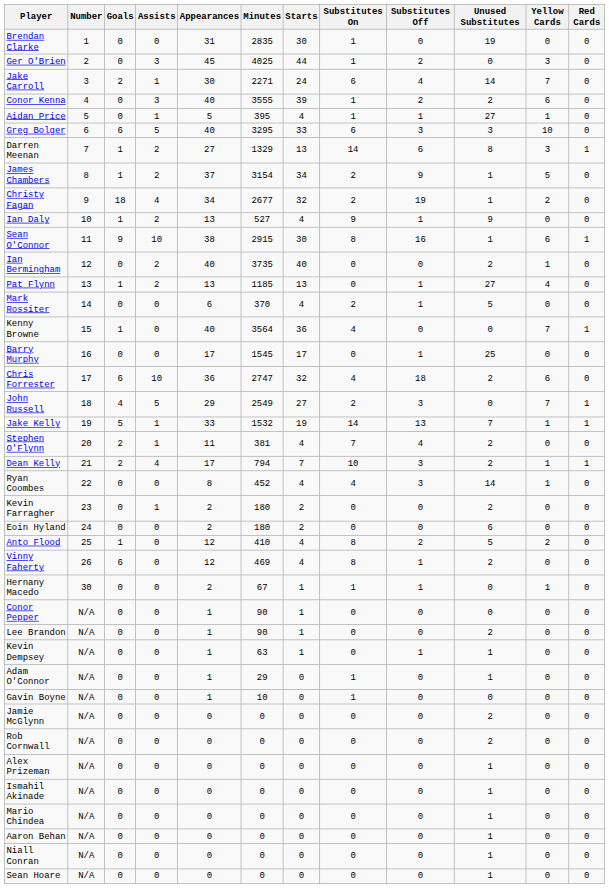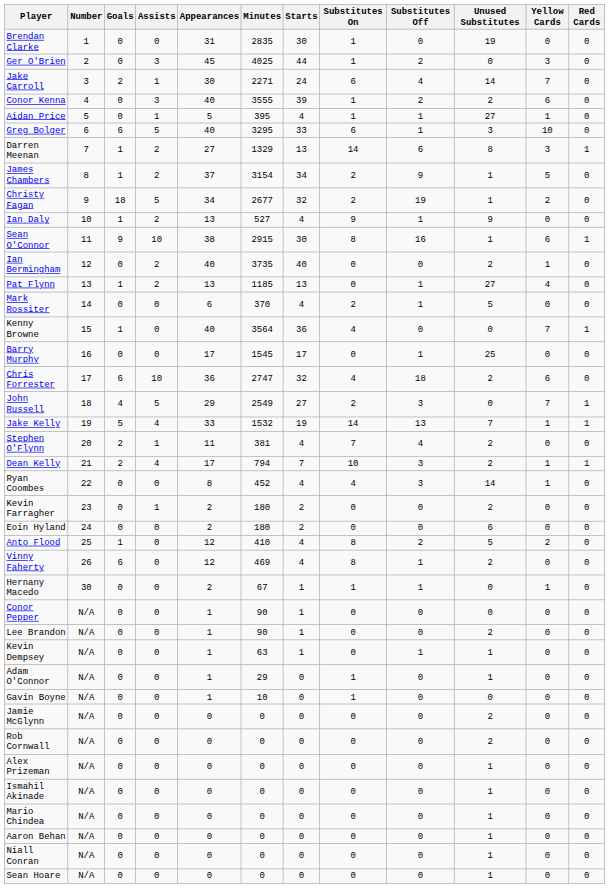(421, 130) 3 -> (421, 130) 1
(157, 200) 4 -> (157, 200) 5
(157, 424) 1 -> (157, 424) 4
